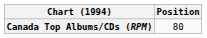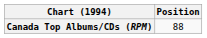(178, 26) 80 -> (178, 26) 88
